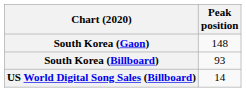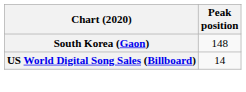- row: (101, 60)
